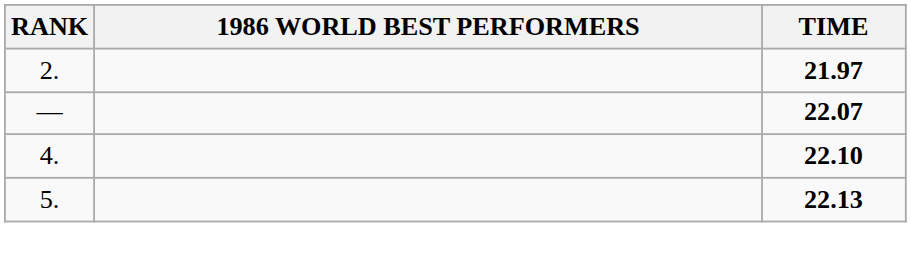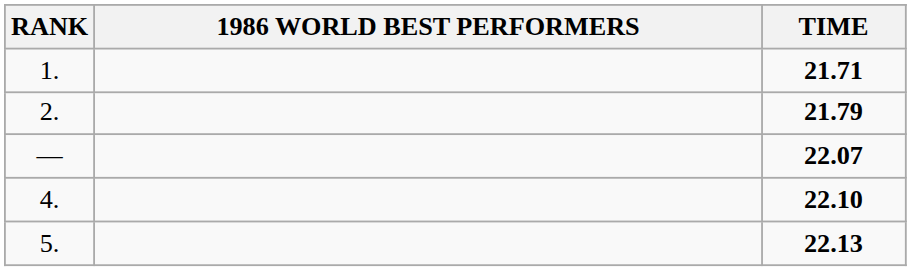+ row: (50, 69)
(833, 69) 21.97 -> (833, 112) 21.79
